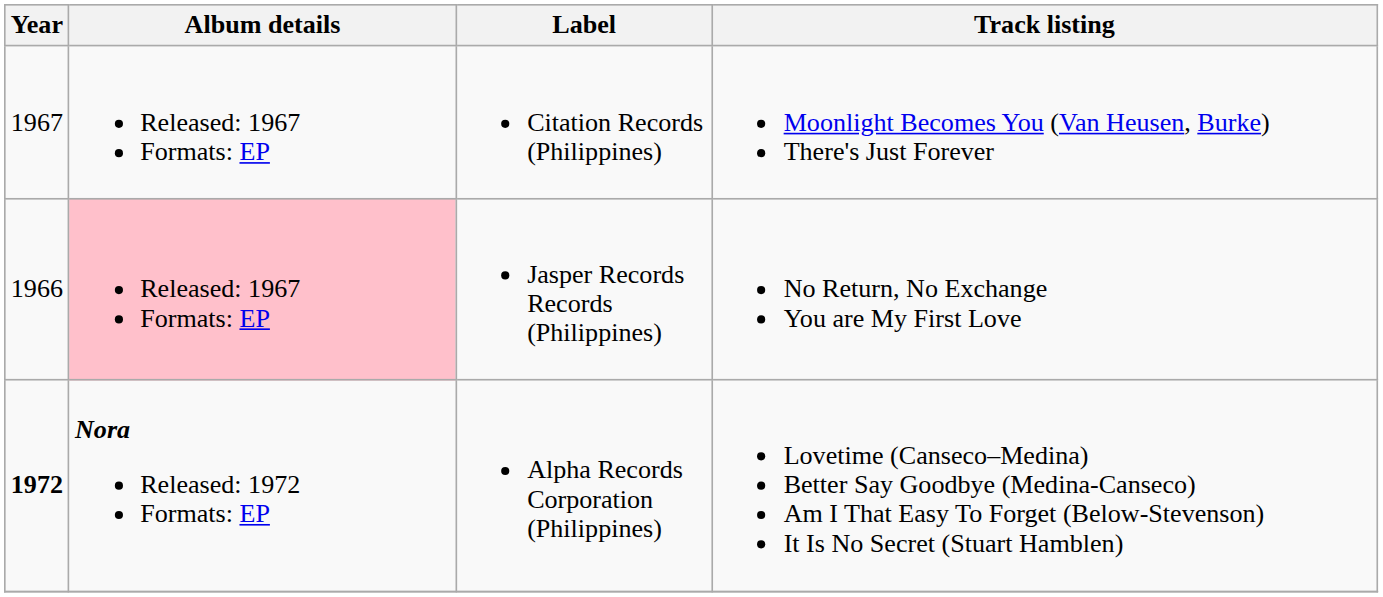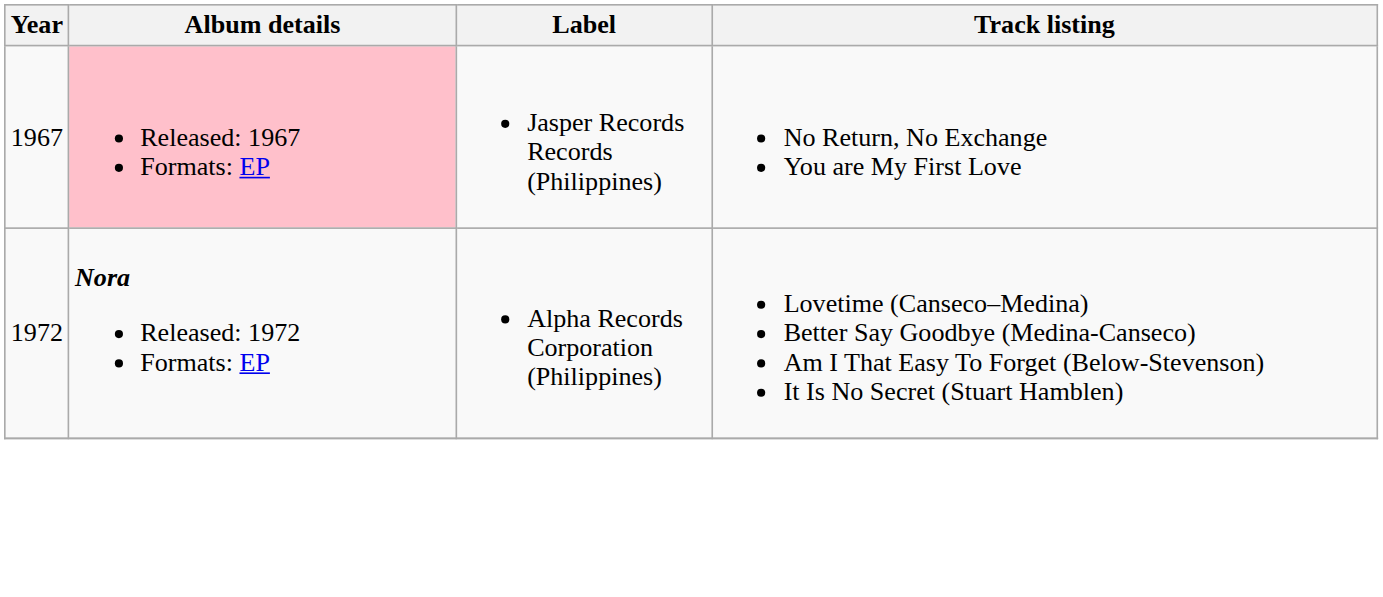- row: (584, 137)
(37, 288) 1966 -> (37, 136) 1967
(37, 485) bold -> (37, 332) normal
